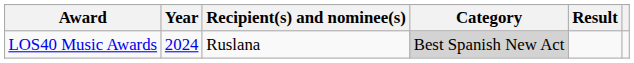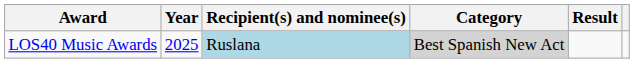(182, 44) 2024 -> (182, 44) 2025
(233, 44) no background -> (233, 44) lightblue background
